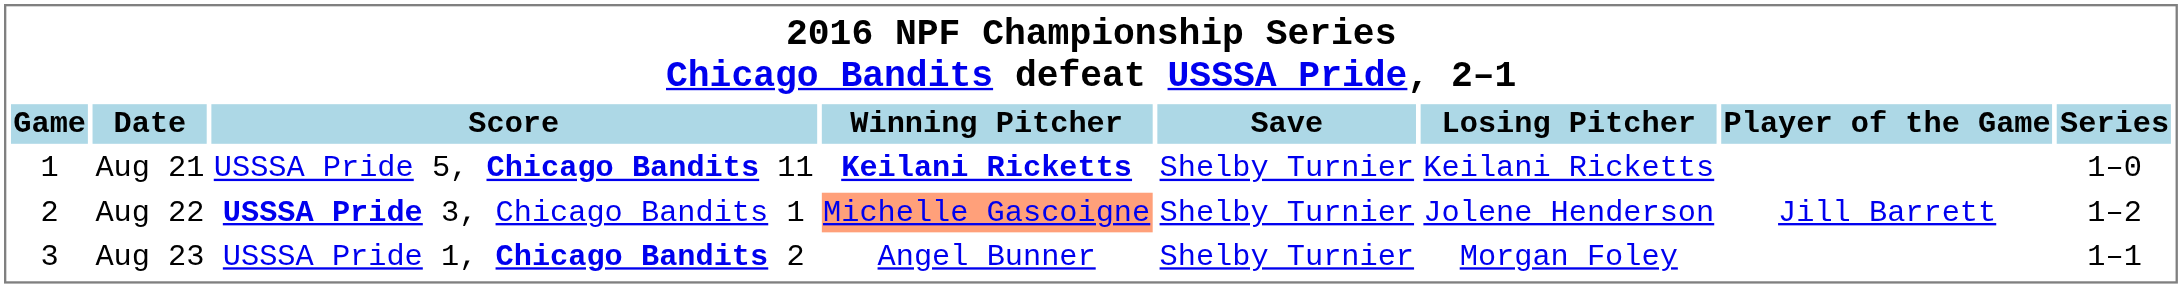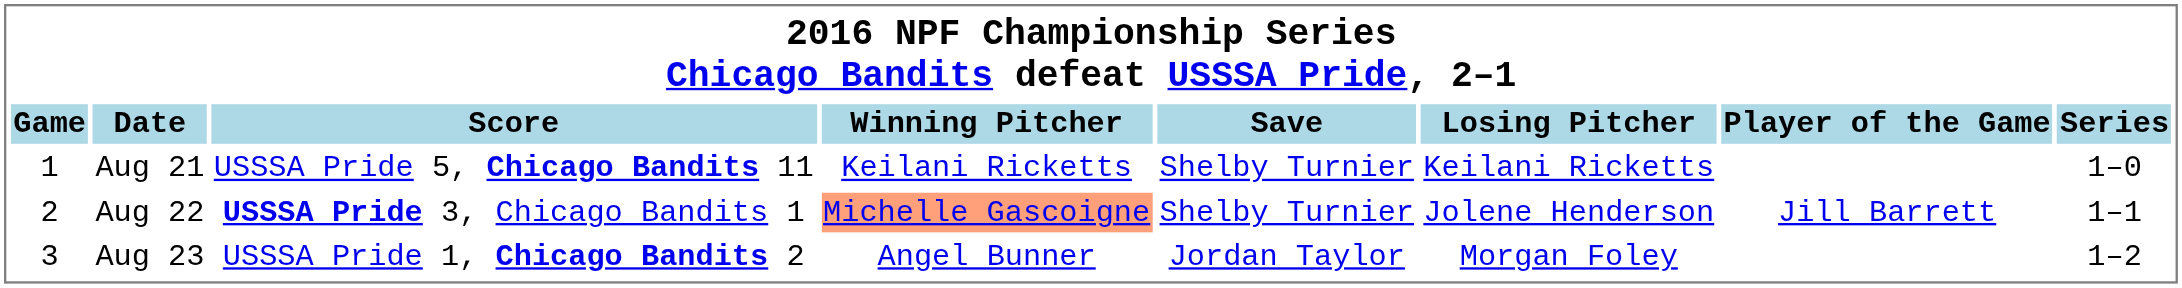(987, 168) bold -> (987, 168) normal
(2115, 213) 1–2 -> (2115, 213) 1–1
(1287, 257) Shelby Turnier -> (1287, 257) Jordan Taylor
(2115, 257) 1–1 -> (2115, 257) 1–2
